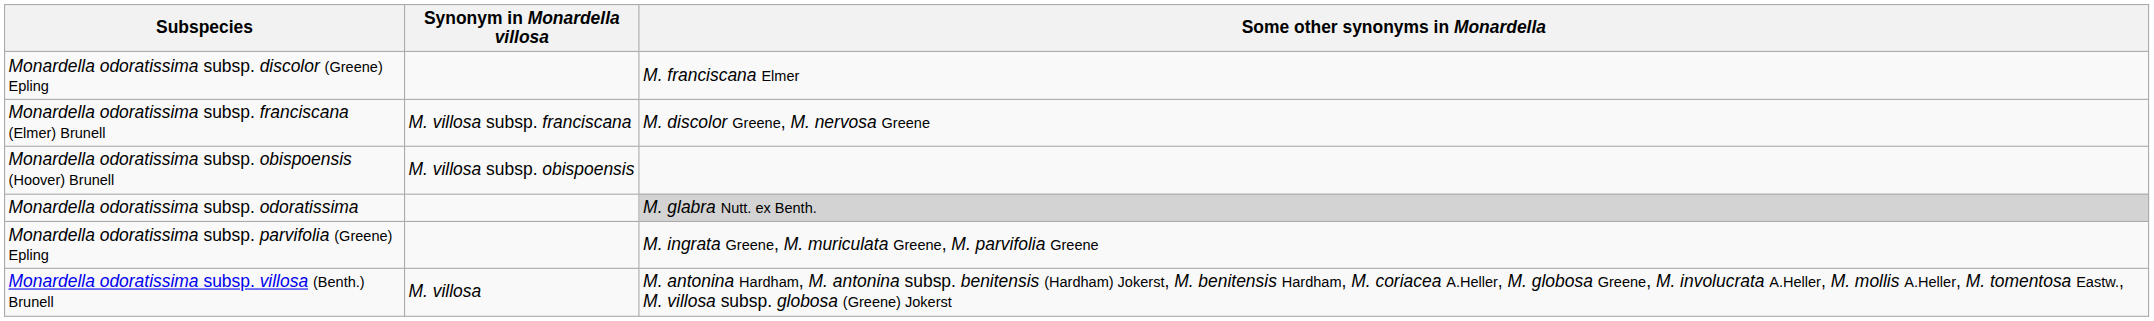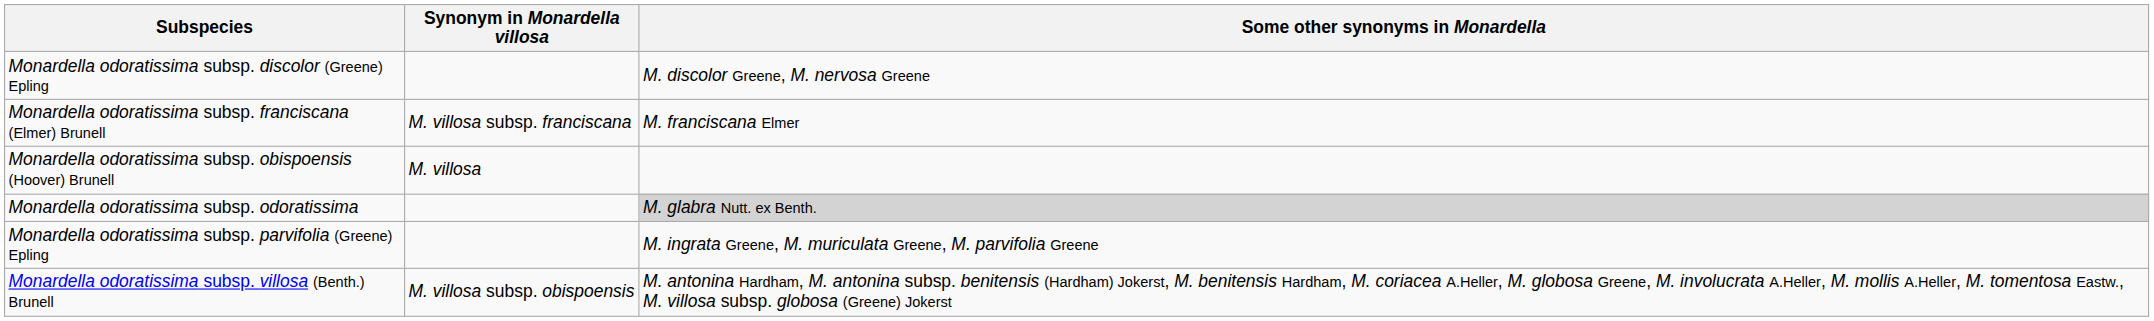(721, 75) M. franciscana Elmer -> (787, 75) M. discolor Greene, M. nervosa Greene
(787, 122) M. discolor Greene, M. nervosa Greene -> (721, 122) M. franciscana Elmer
(521, 169) M. villosa subsp. obispoensis -> (445, 169) M. villosa
(445, 292) M. villosa -> (521, 292) M. villosa subsp. obispoensis
